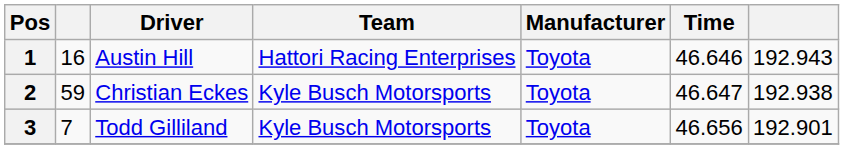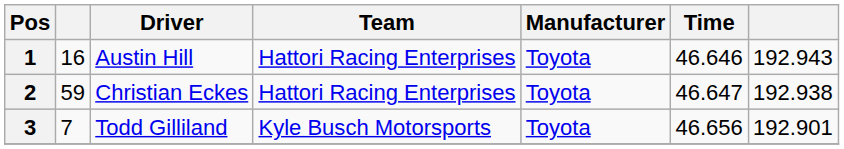(375, 92) Kyle Busch Motorsports -> (387, 92) Hattori Racing Enterprises
